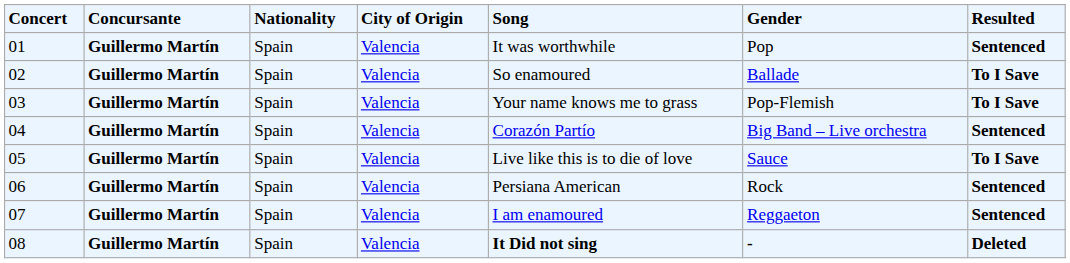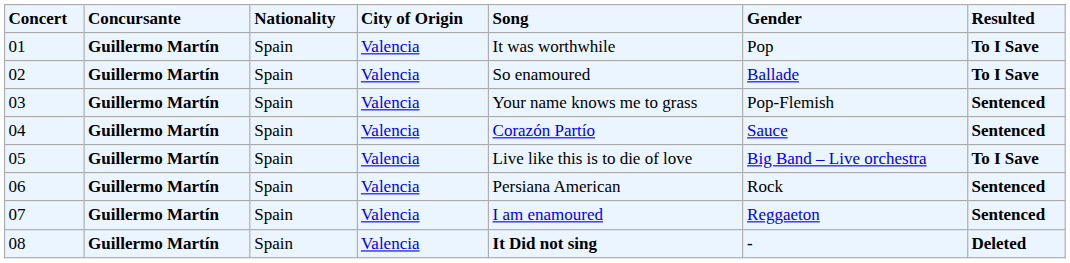(1008, 46) Sentenced -> (1005, 46) To I Save
(1005, 102) To I Save -> (1008, 102) Sentenced
(837, 131) Big Band – Live orchestra -> (767, 131) Sauce
(767, 159) Sauce -> (837, 159) Big Band – Live orchestra
